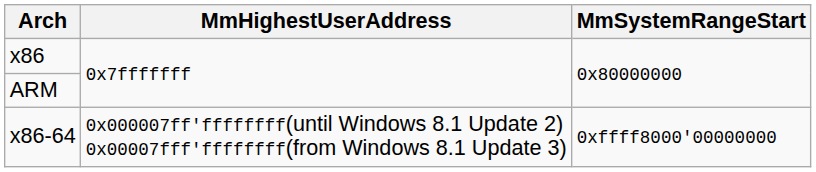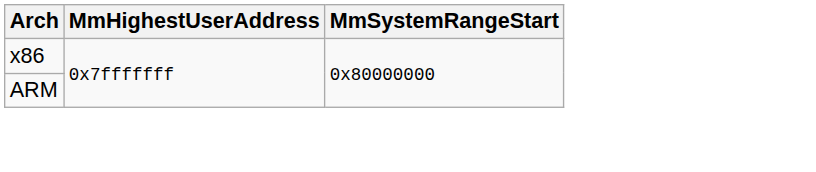- row: (43, 136)
